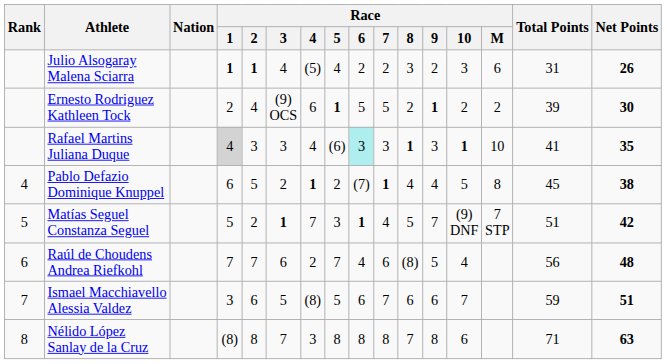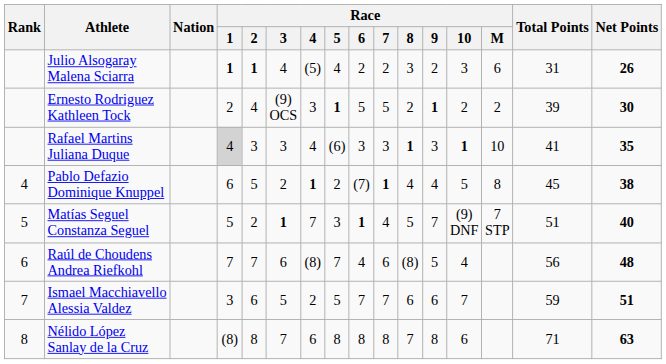(313, 107) 6 -> (313, 107) 3
(361, 146) paleturquoise background -> (361, 146) no background
(627, 223) 42 -> (627, 223) 40
(313, 261) 2 -> (313, 261) (8)
(313, 300) (8) -> (313, 300) 2
(361, 300) 6 -> (361, 300) 7
(313, 339) 3 -> (313, 339) 6
